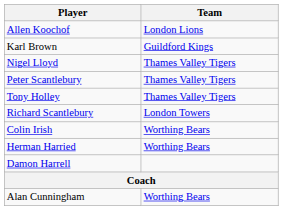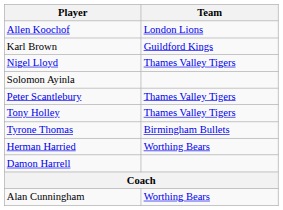+ row: (41, 79)
- row: (50, 113)
+ row: (40, 130)
- row: (29, 130)
